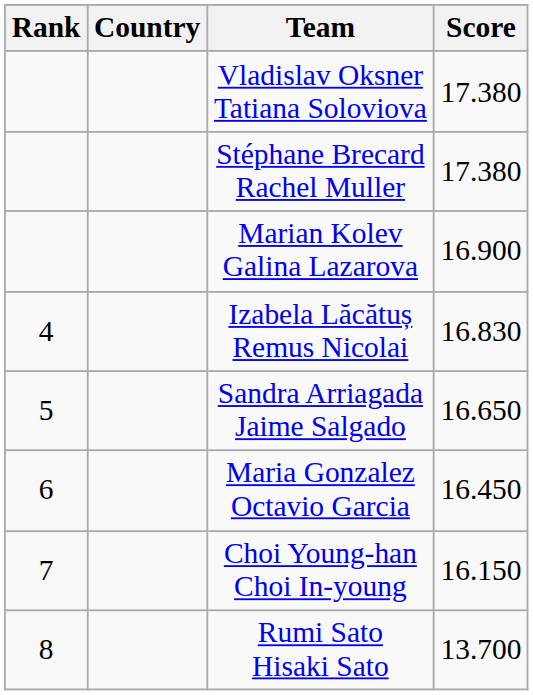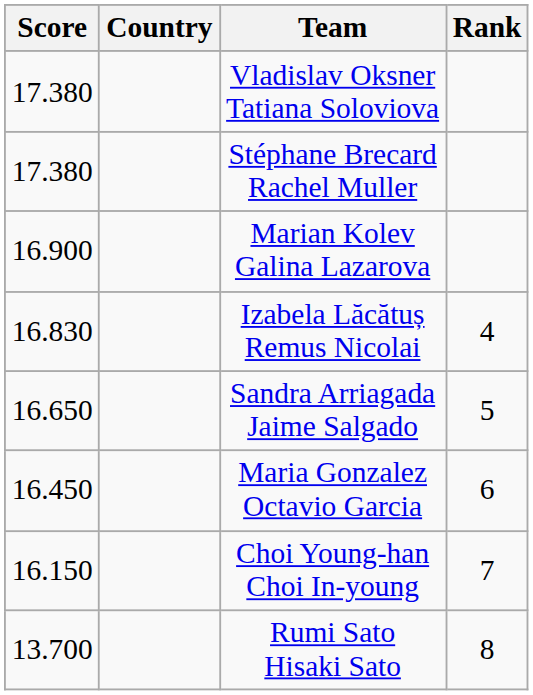columns swapped: (46, 27) <-> (481, 27)
